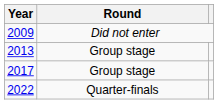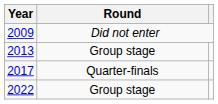(122, 71) Group stage -> (122, 71) Quarter-finals
(122, 90) Quarter-finals -> (122, 90) Group stage
